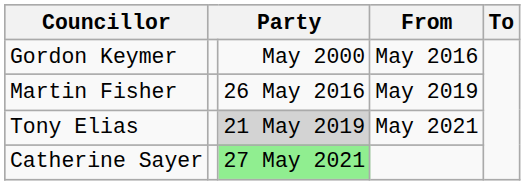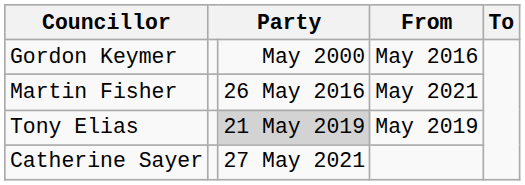(427, 92) May 2019 -> (427, 92) May 2021
(427, 127) May 2021 -> (427, 127) May 2019
(294, 162) lightgreen background -> (294, 162) no background
